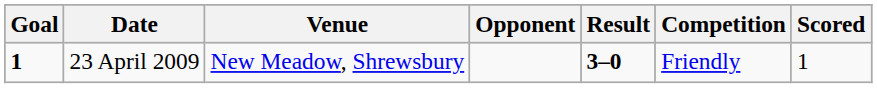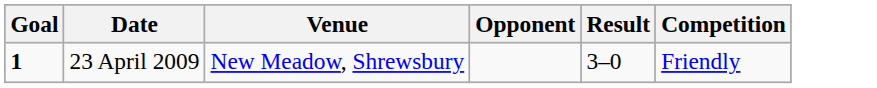- column: (831, 23)
(604, 61) bold -> (604, 61) normal
